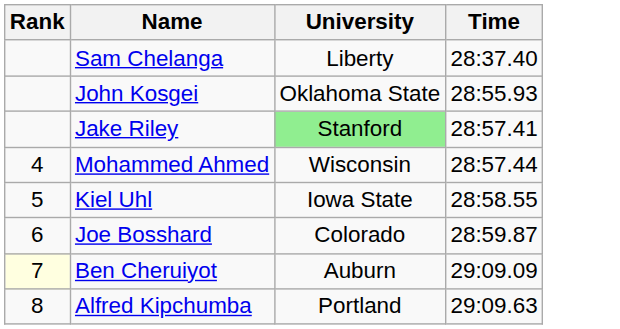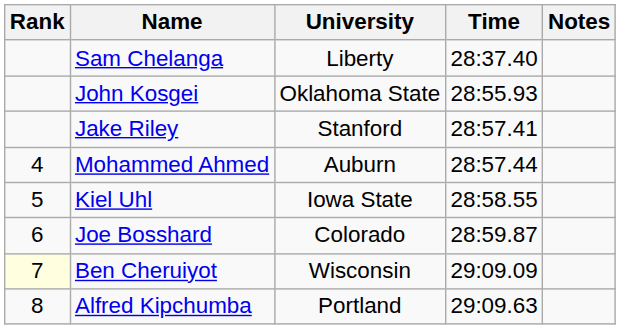+ column: (579, 22)
(360, 128) lightgreen background -> (360, 128) no background
(360, 164) Wisconsin -> (360, 164) Auburn
(360, 270) Auburn -> (360, 270) Wisconsin
